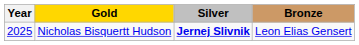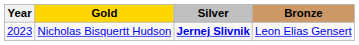(20, 31) 2025 -> (20, 31) 2023
